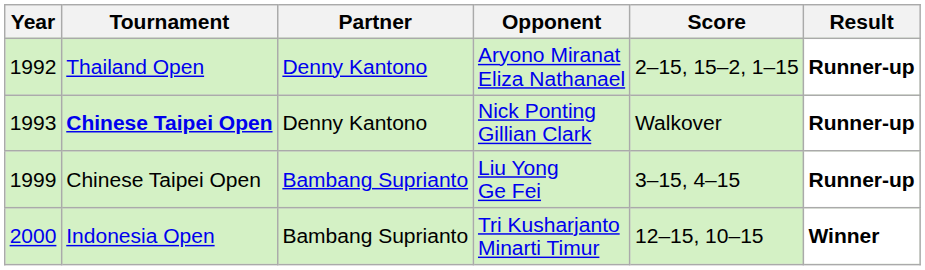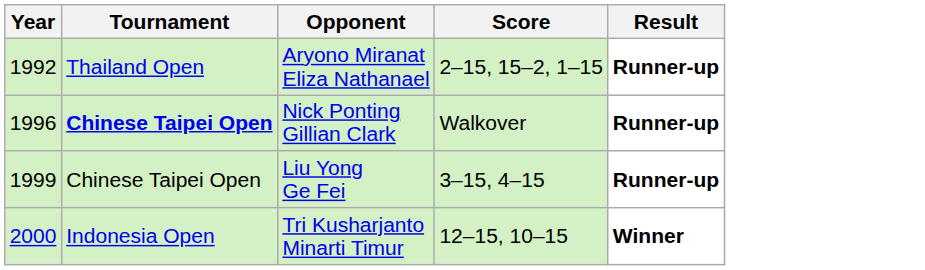- column: (375, 22)
(33, 123) 1993 -> (33, 123) 1996
